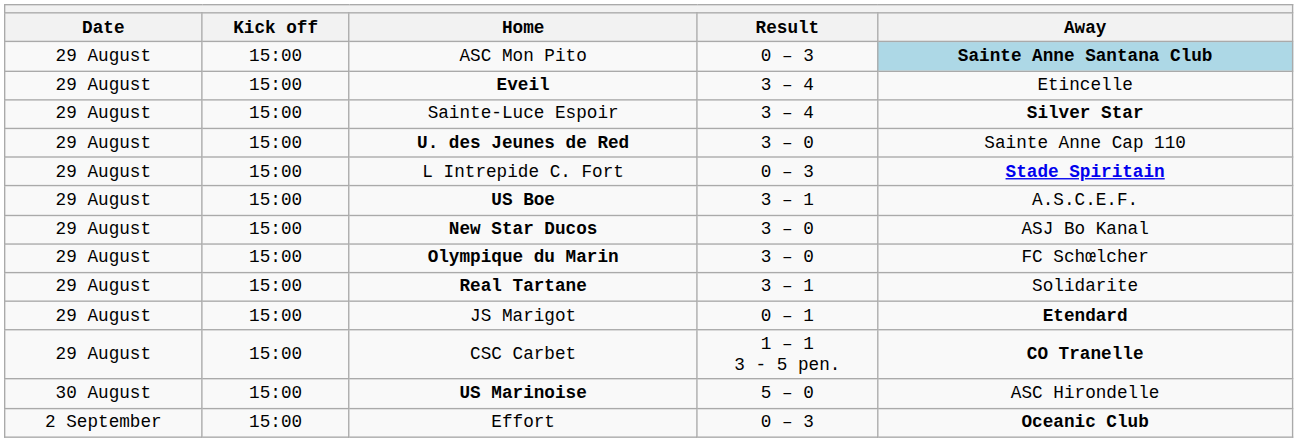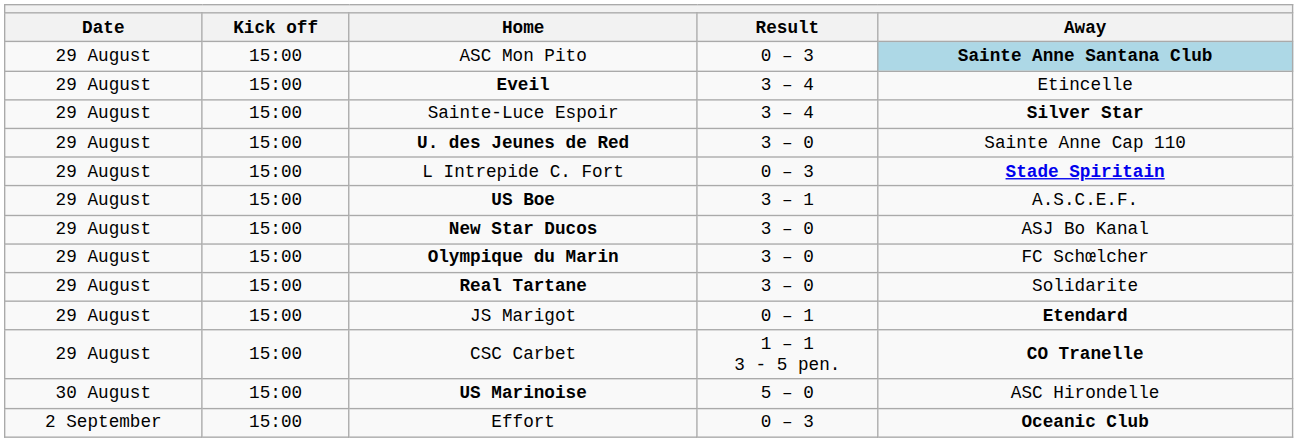(787, 287) 3 – 1 -> (787, 287) 3 – 0
